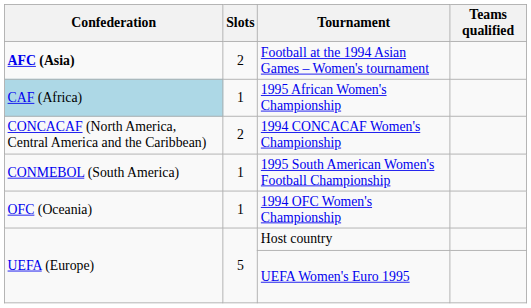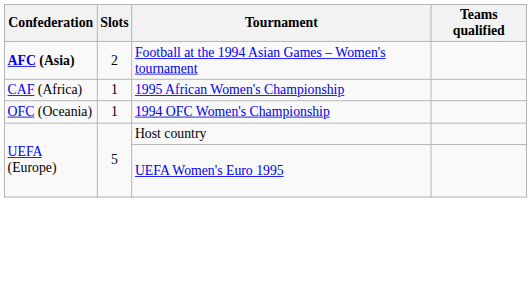(45, 97) lightblue background -> (45, 90) no background
- row: (341, 135)
- row: (348, 172)
